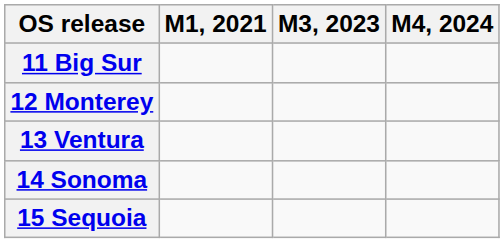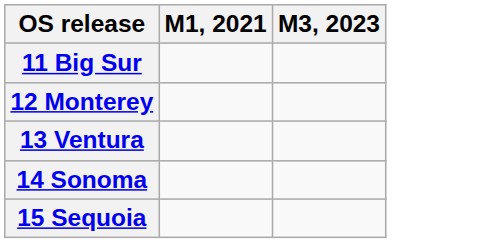- column: (442, 23)
